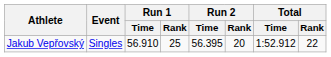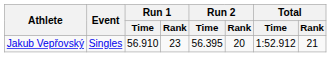(175, 44) 25 -> (175, 44) 23
(312, 44) 22 -> (312, 44) 21
